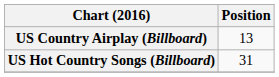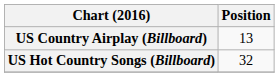(246, 60) 31 -> (246, 60) 32
